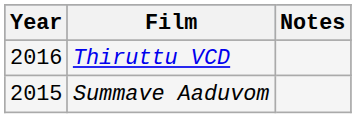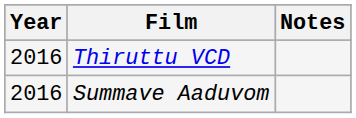(36, 94) 2015 -> (36, 94) 2016
